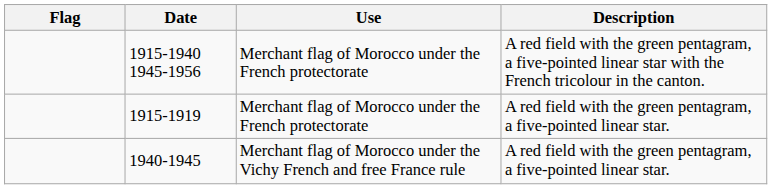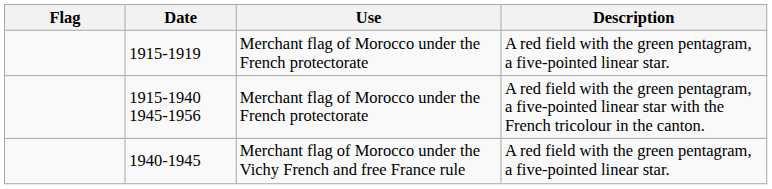rows swapped: (165, 116) <-> (165, 62)
